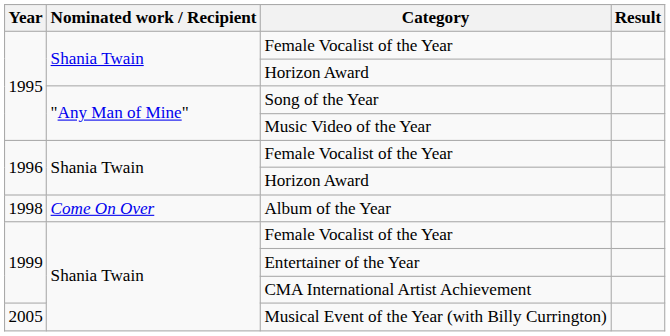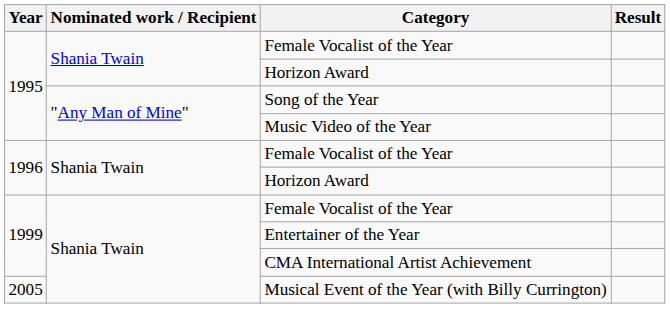- row: (26, 208)
